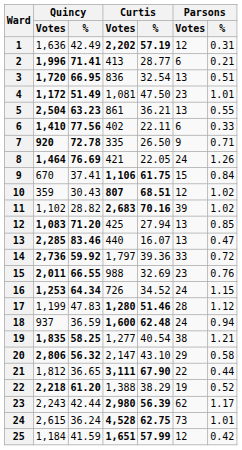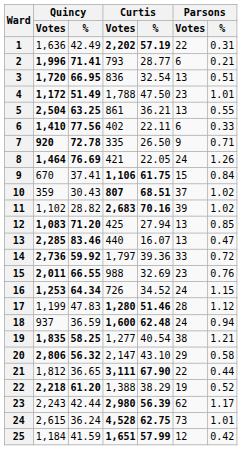(181, 45) 12 -> (181, 45) 22
(114, 61) 413 -> (114, 61) 793
(121, 94) 1,081 -> (121, 94) 1,788
(86, 110) 63.23 -> (86, 110) 63.25
(181, 192) 12 -> (181, 192) 37
